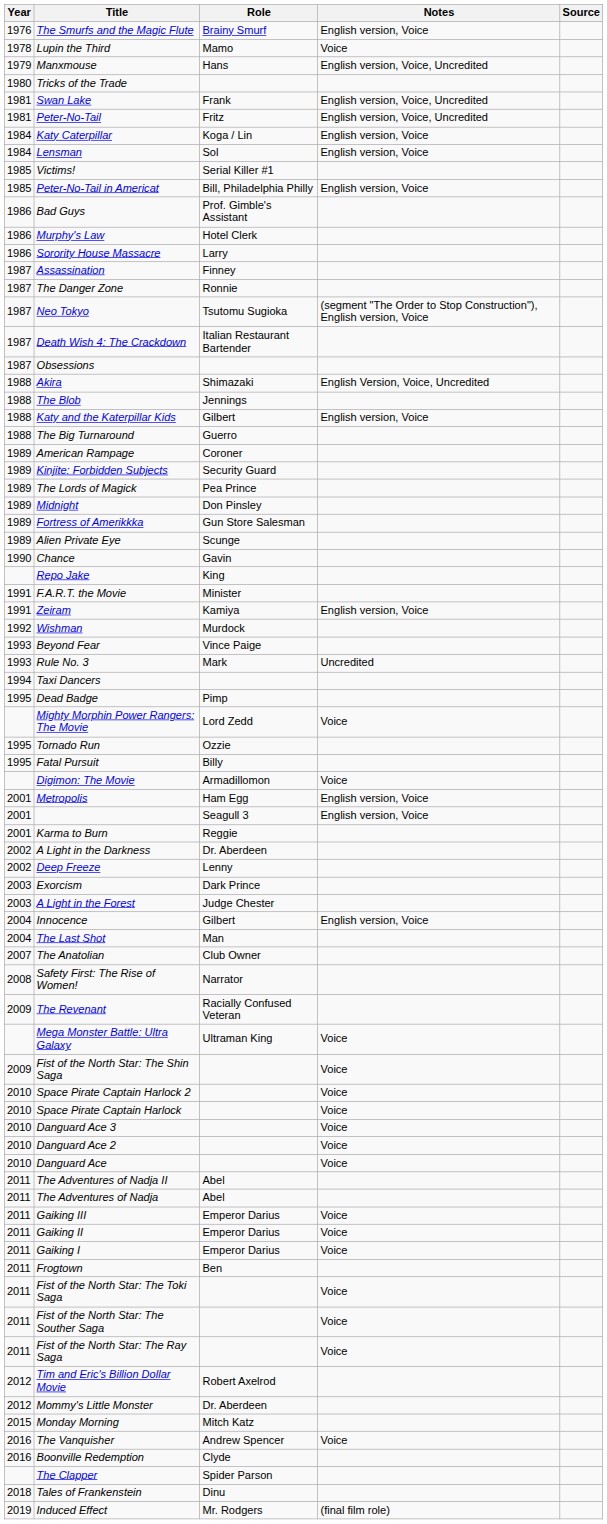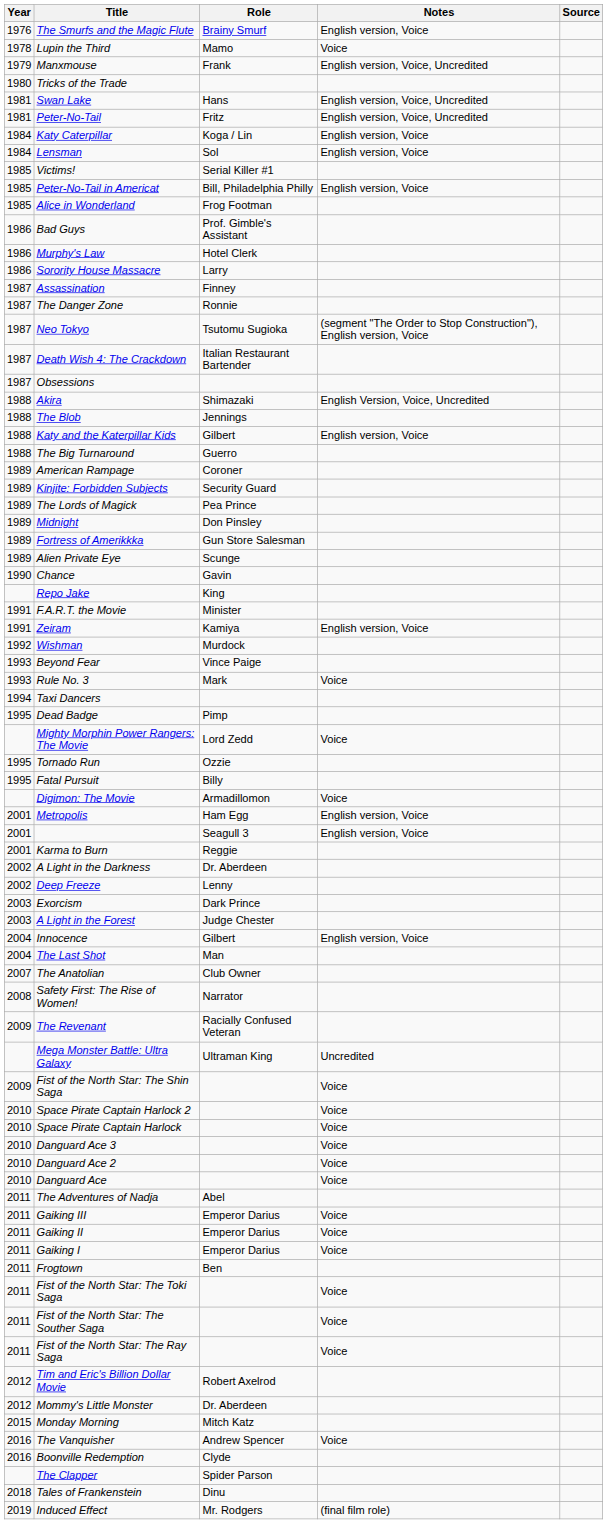(215, 65) Hans -> (217, 65) Frank
(217, 100) Frank -> (215, 100) Hans
+ row: (86, 205)
(347, 663) Uncredited -> (334, 680) Voice
(334, 1039) Voice -> (347, 1056) Uncredited
- row: (102, 1180)
